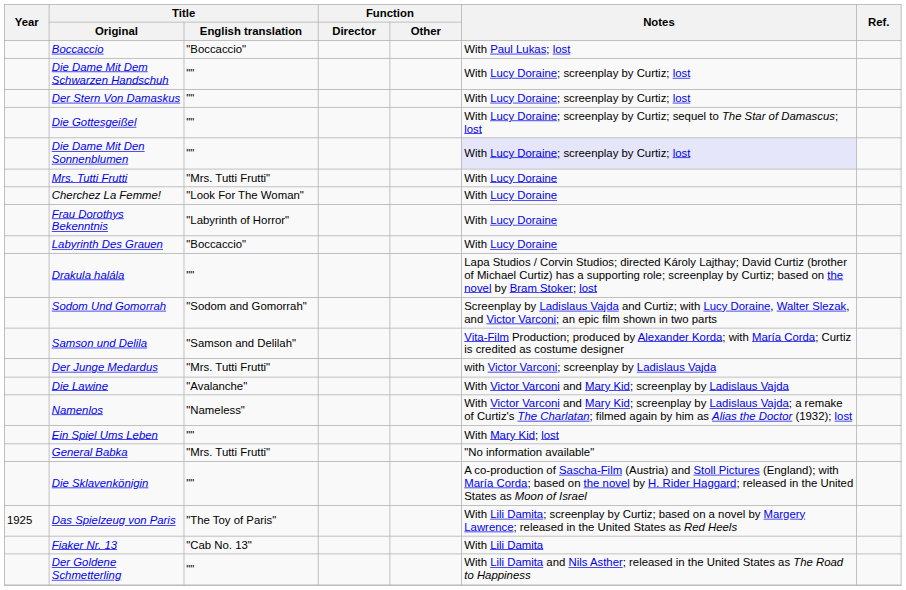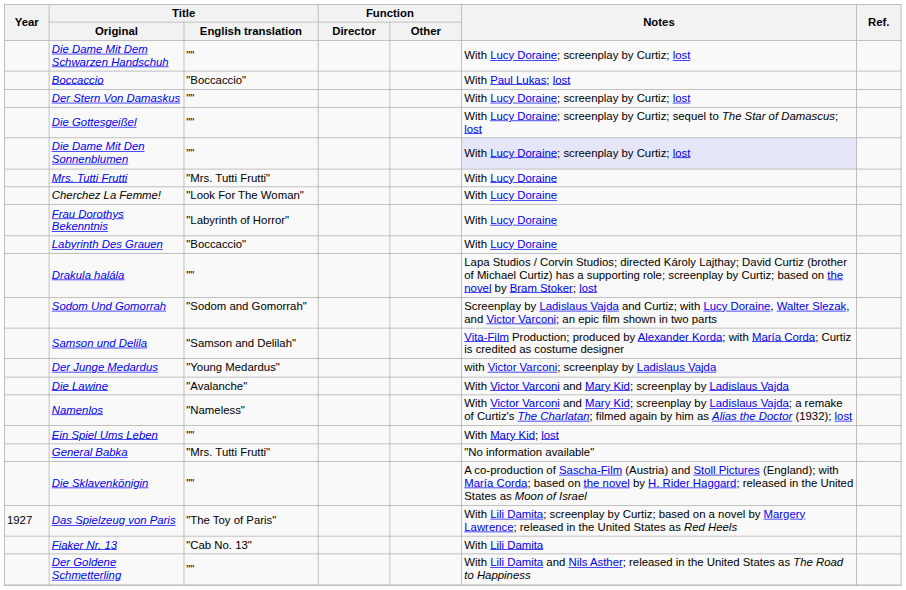rows swapped: (110, 73) <-> (78, 49)
(228, 367) "Mrs. Tutti Frutti" -> (233, 367) "Young Medardus"
(20, 520) 1925 -> (20, 520) 1927
